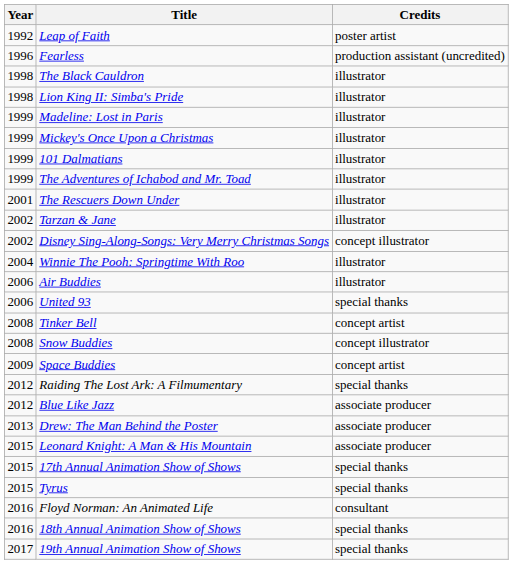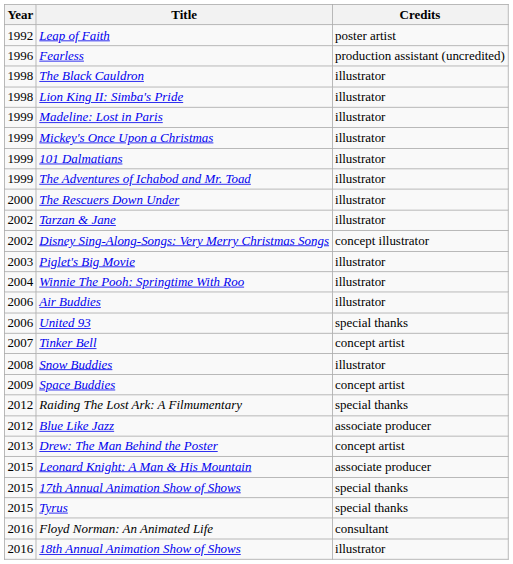(20, 199) 2001 -> (20, 199) 2000
+ row: (87, 261)
(20, 323) 2008 -> (20, 343) 2007
(382, 343) concept illustrator -> (360, 364) illustrator
(383, 425) associate producer -> (370, 446) concept artist
(372, 528) special thanks -> (360, 549) illustrator
- row: (140, 549)
